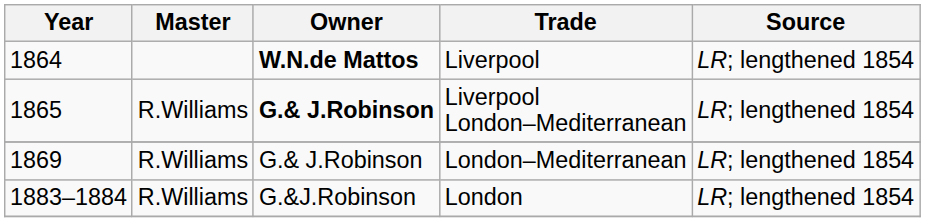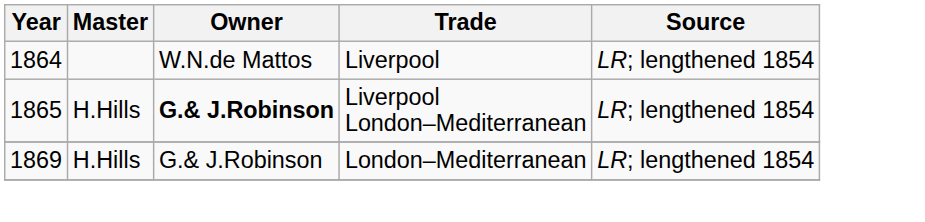(339, 60) bold -> (236, 60) normal
(193, 110) R.Williams -> (107, 110) H.Hills
(193, 160) R.Williams -> (107, 160) H.Hills
- row: (484, 197)
